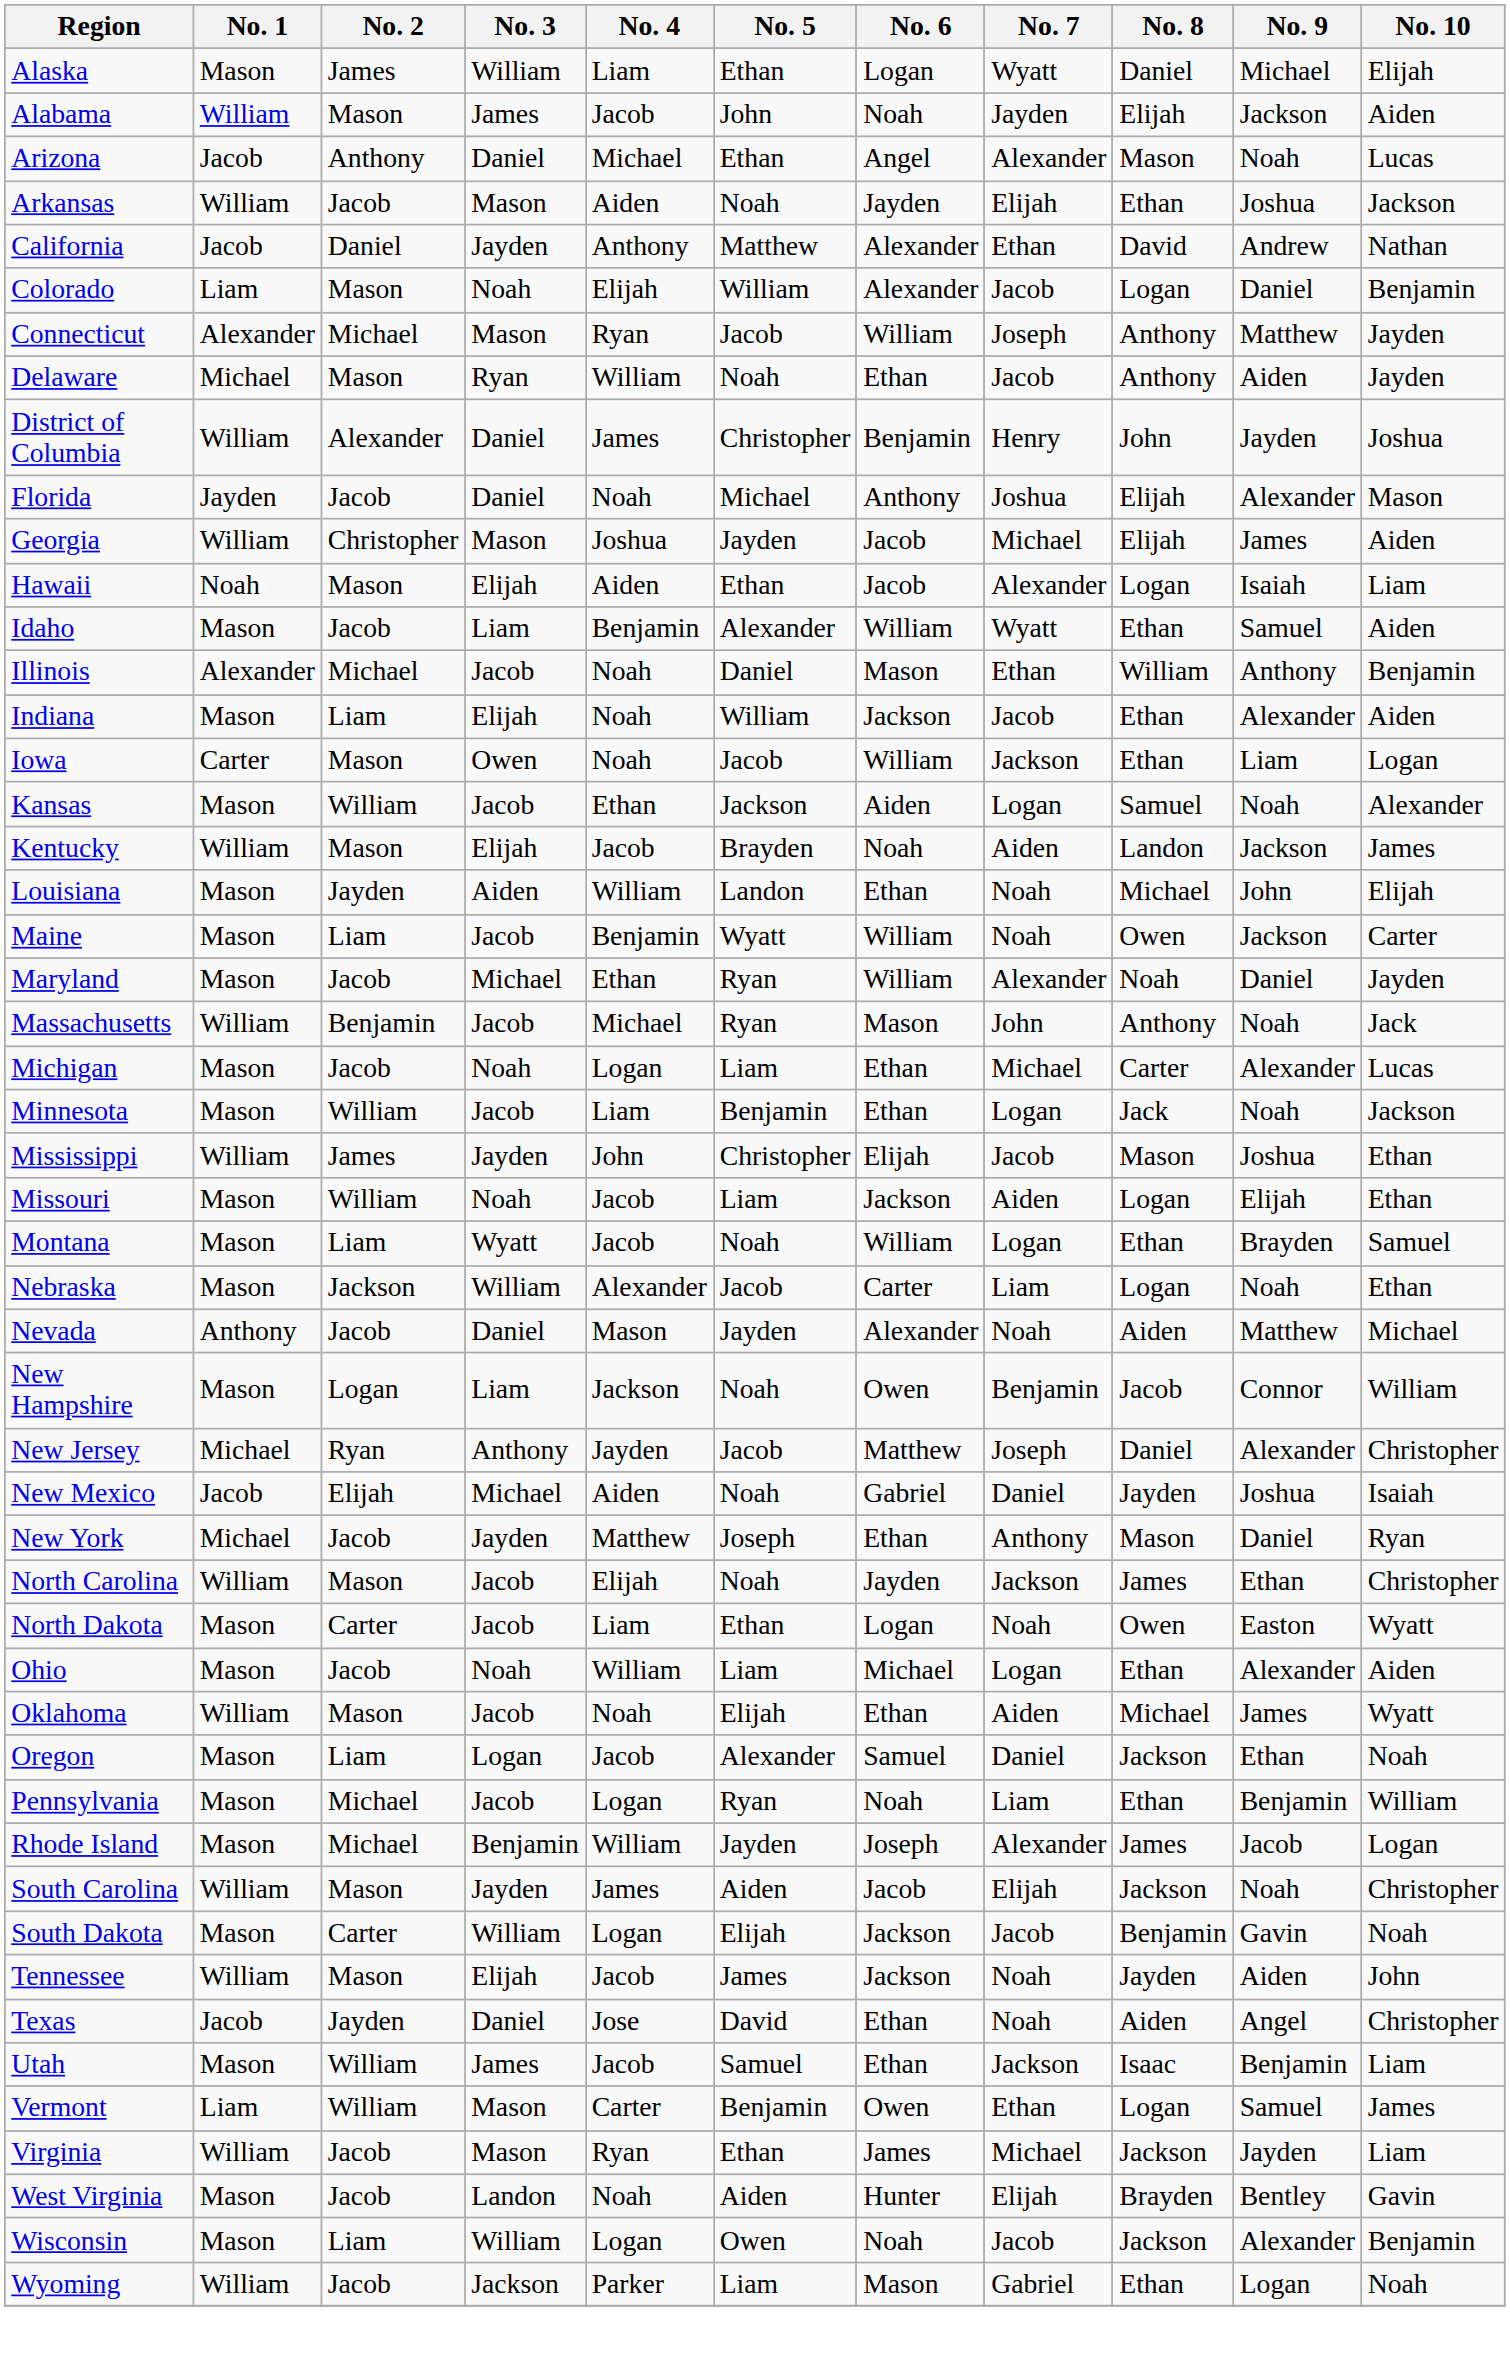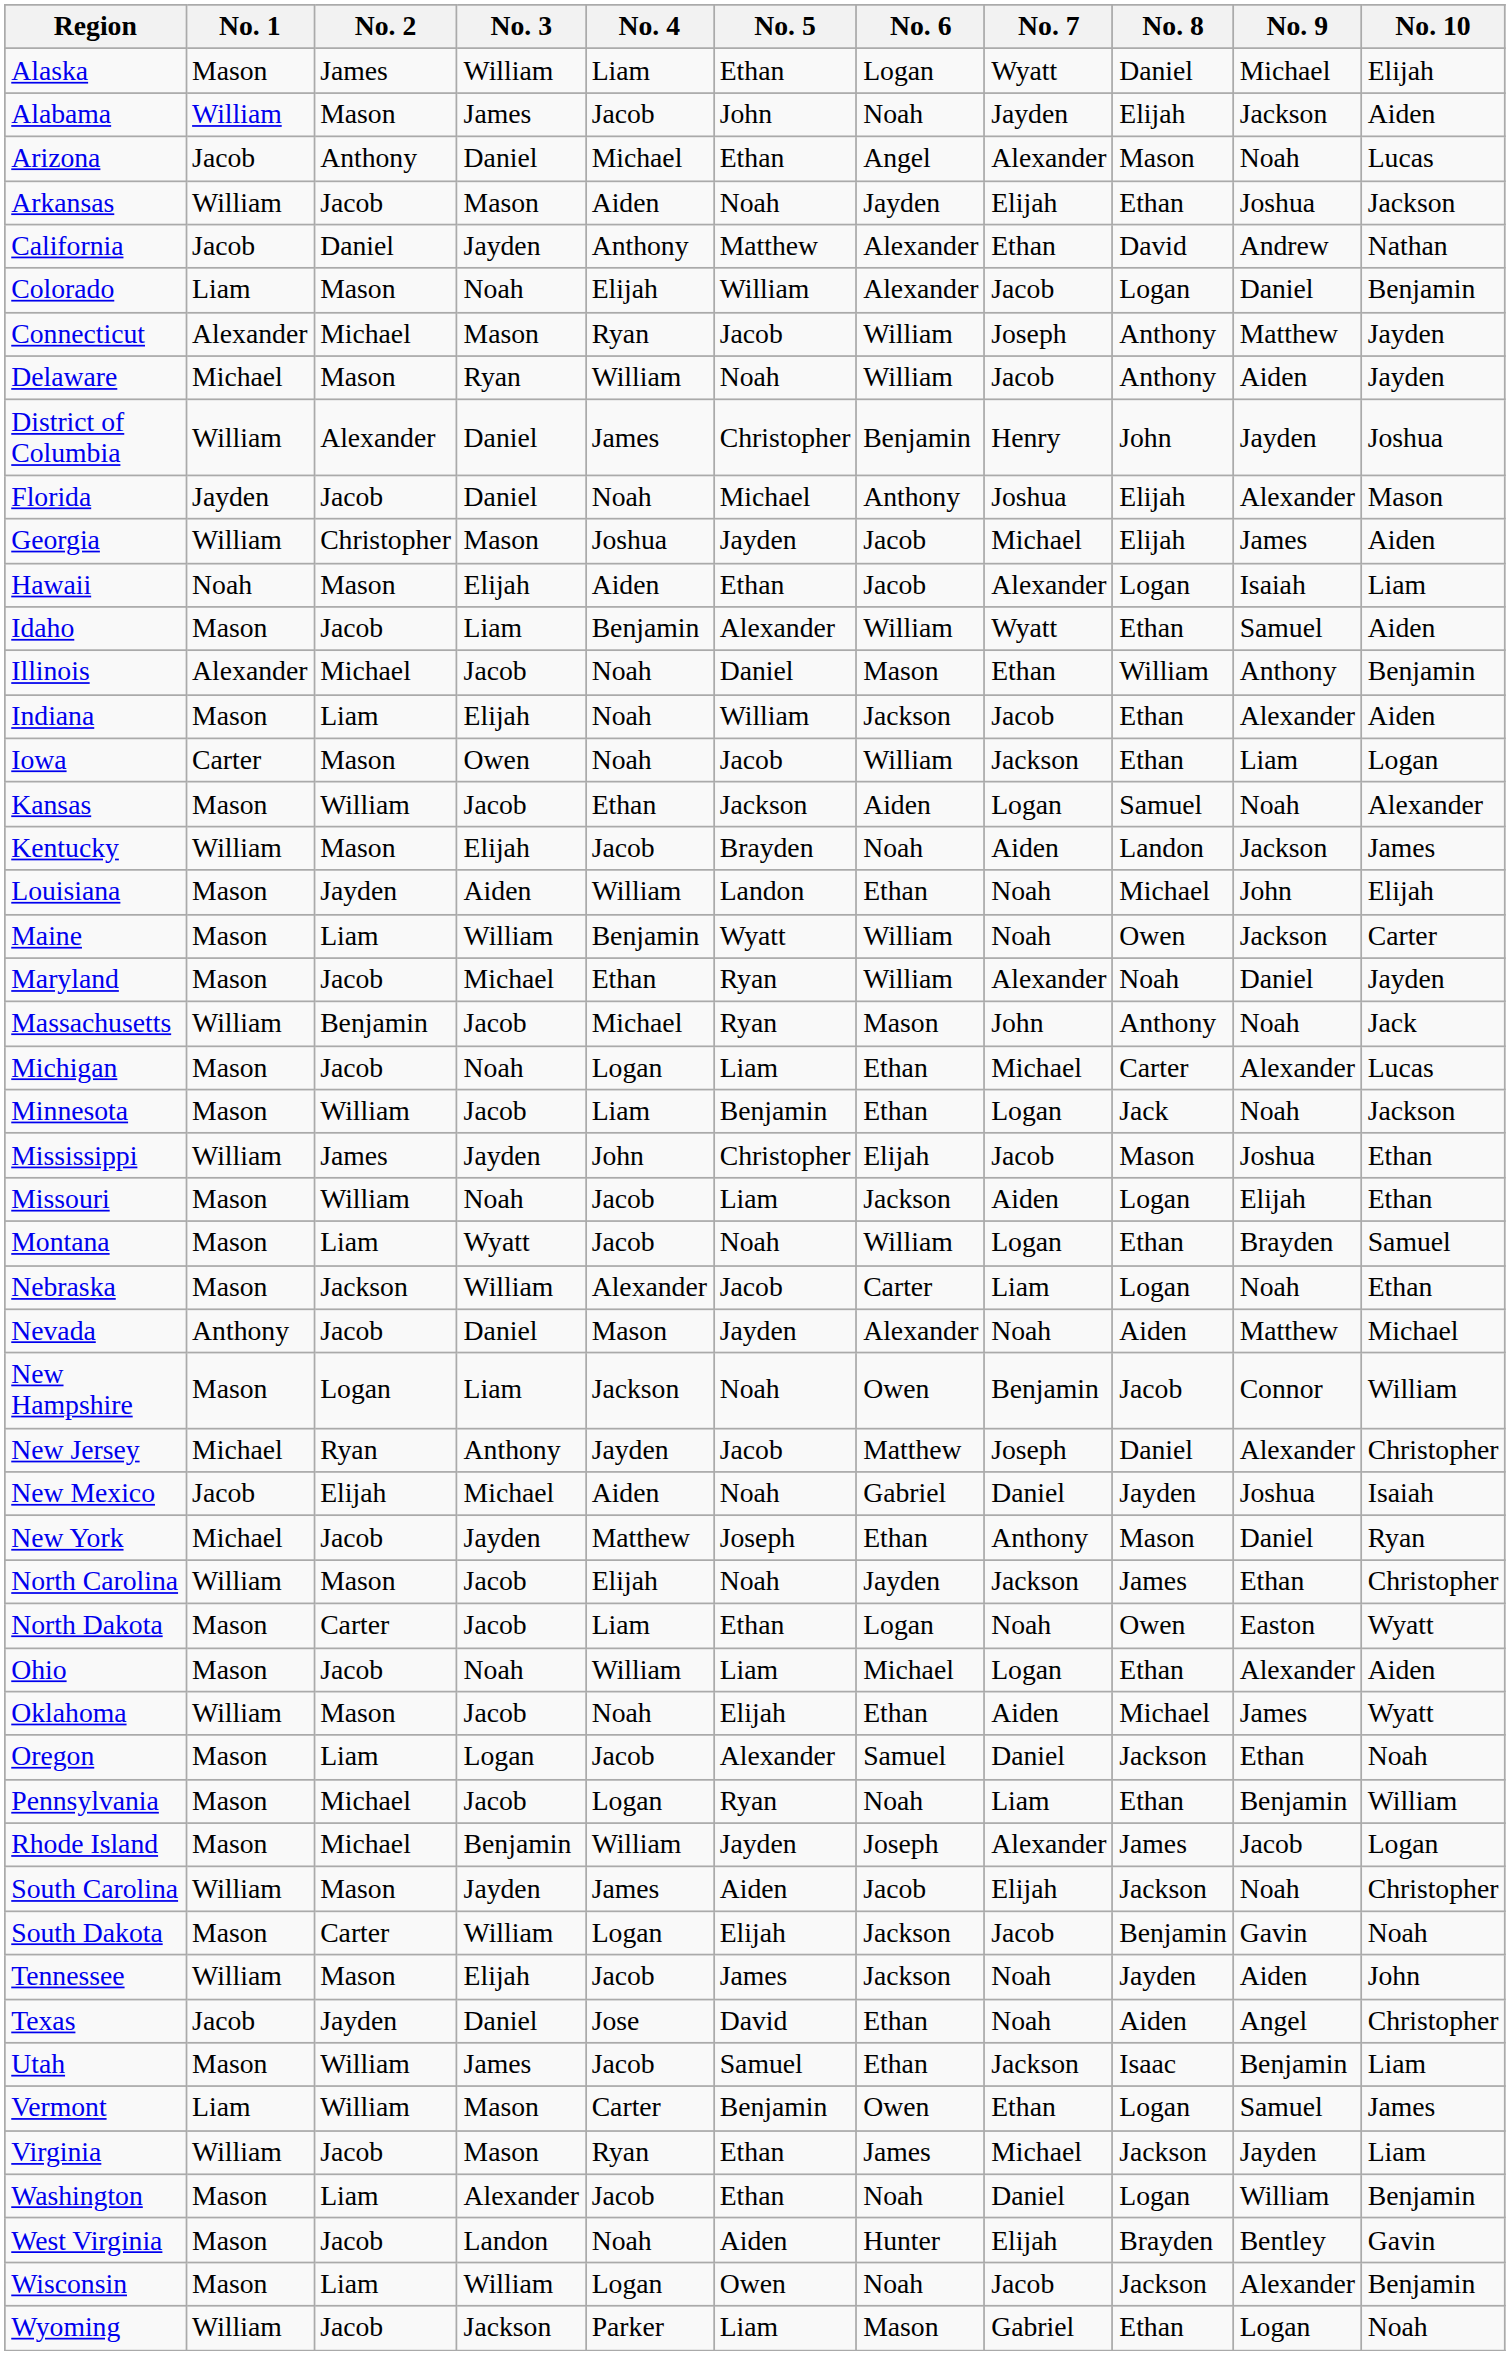(895, 377) Ethan -> (908, 377) William
(503, 935) Jacob -> (508, 935) William
+ row: (77, 2195)
